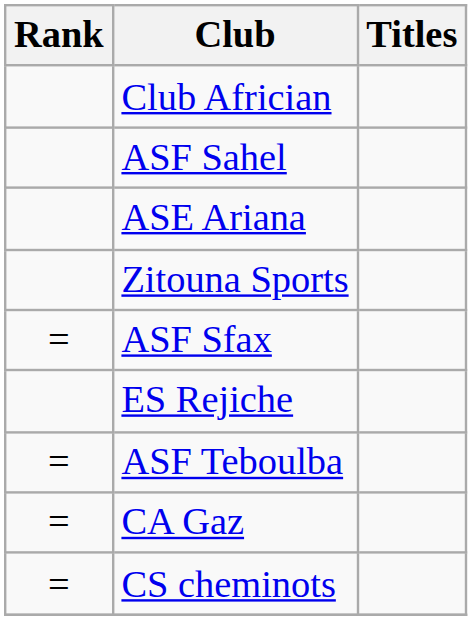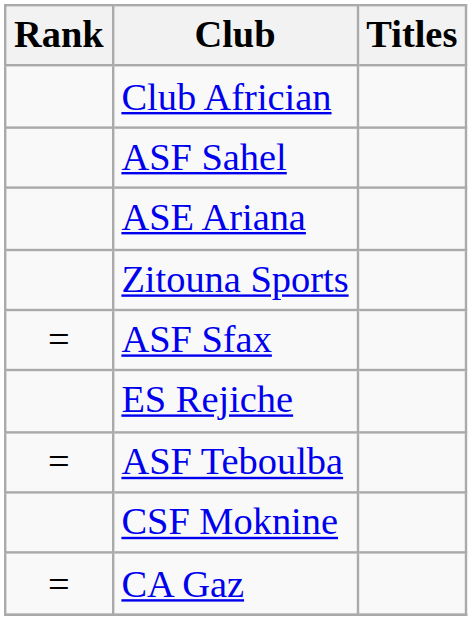+ row: (230, 522)
- row: (229, 583)
